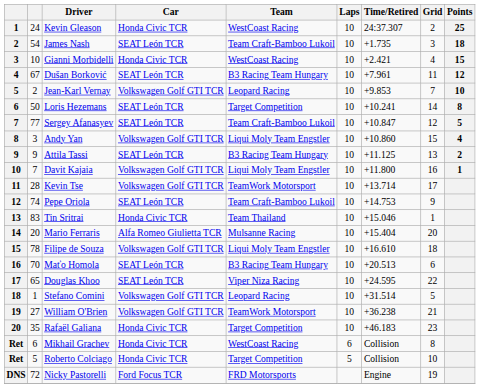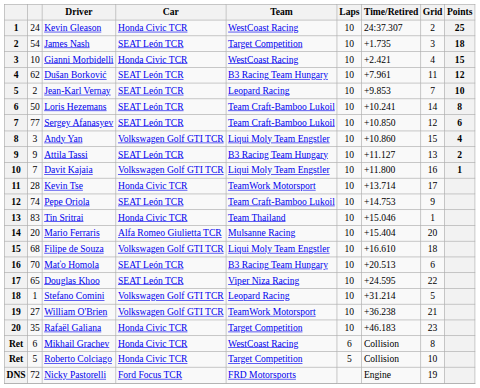(281, 44) Team Craft-Bamboo Lukoil -> (265, 44) Target Competition
(35, 75) 67 -> (35, 75) 62
(171, 91) Volkswagen Golf GTI TCR -> (151, 91) SEAT León TCR
(265, 107) Target Competition -> (281, 107) Team Craft-Bamboo Lukoil
(380, 123) +10.847 -> (380, 123) +10.850
(460, 123) 5 -> (460, 123) 6
(380, 154) +11.125 -> (380, 154) +11.127
(171, 186) Volkswagen Golf GTI TCR -> (153, 186) Honda Civic TCR
(35, 249) 78 -> (35, 249) 68
(380, 296) +31.514 -> (380, 296) +31.214
